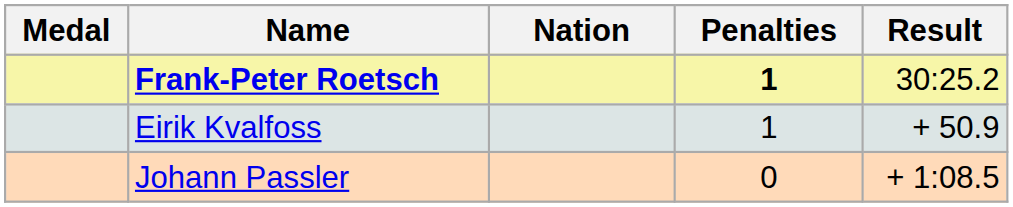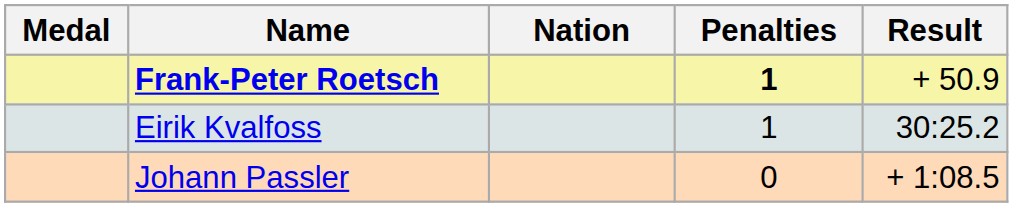(948, 79) 30:25.2 -> (956, 79) + 50.9
(956, 128) + 50.9 -> (948, 128) 30:25.2
